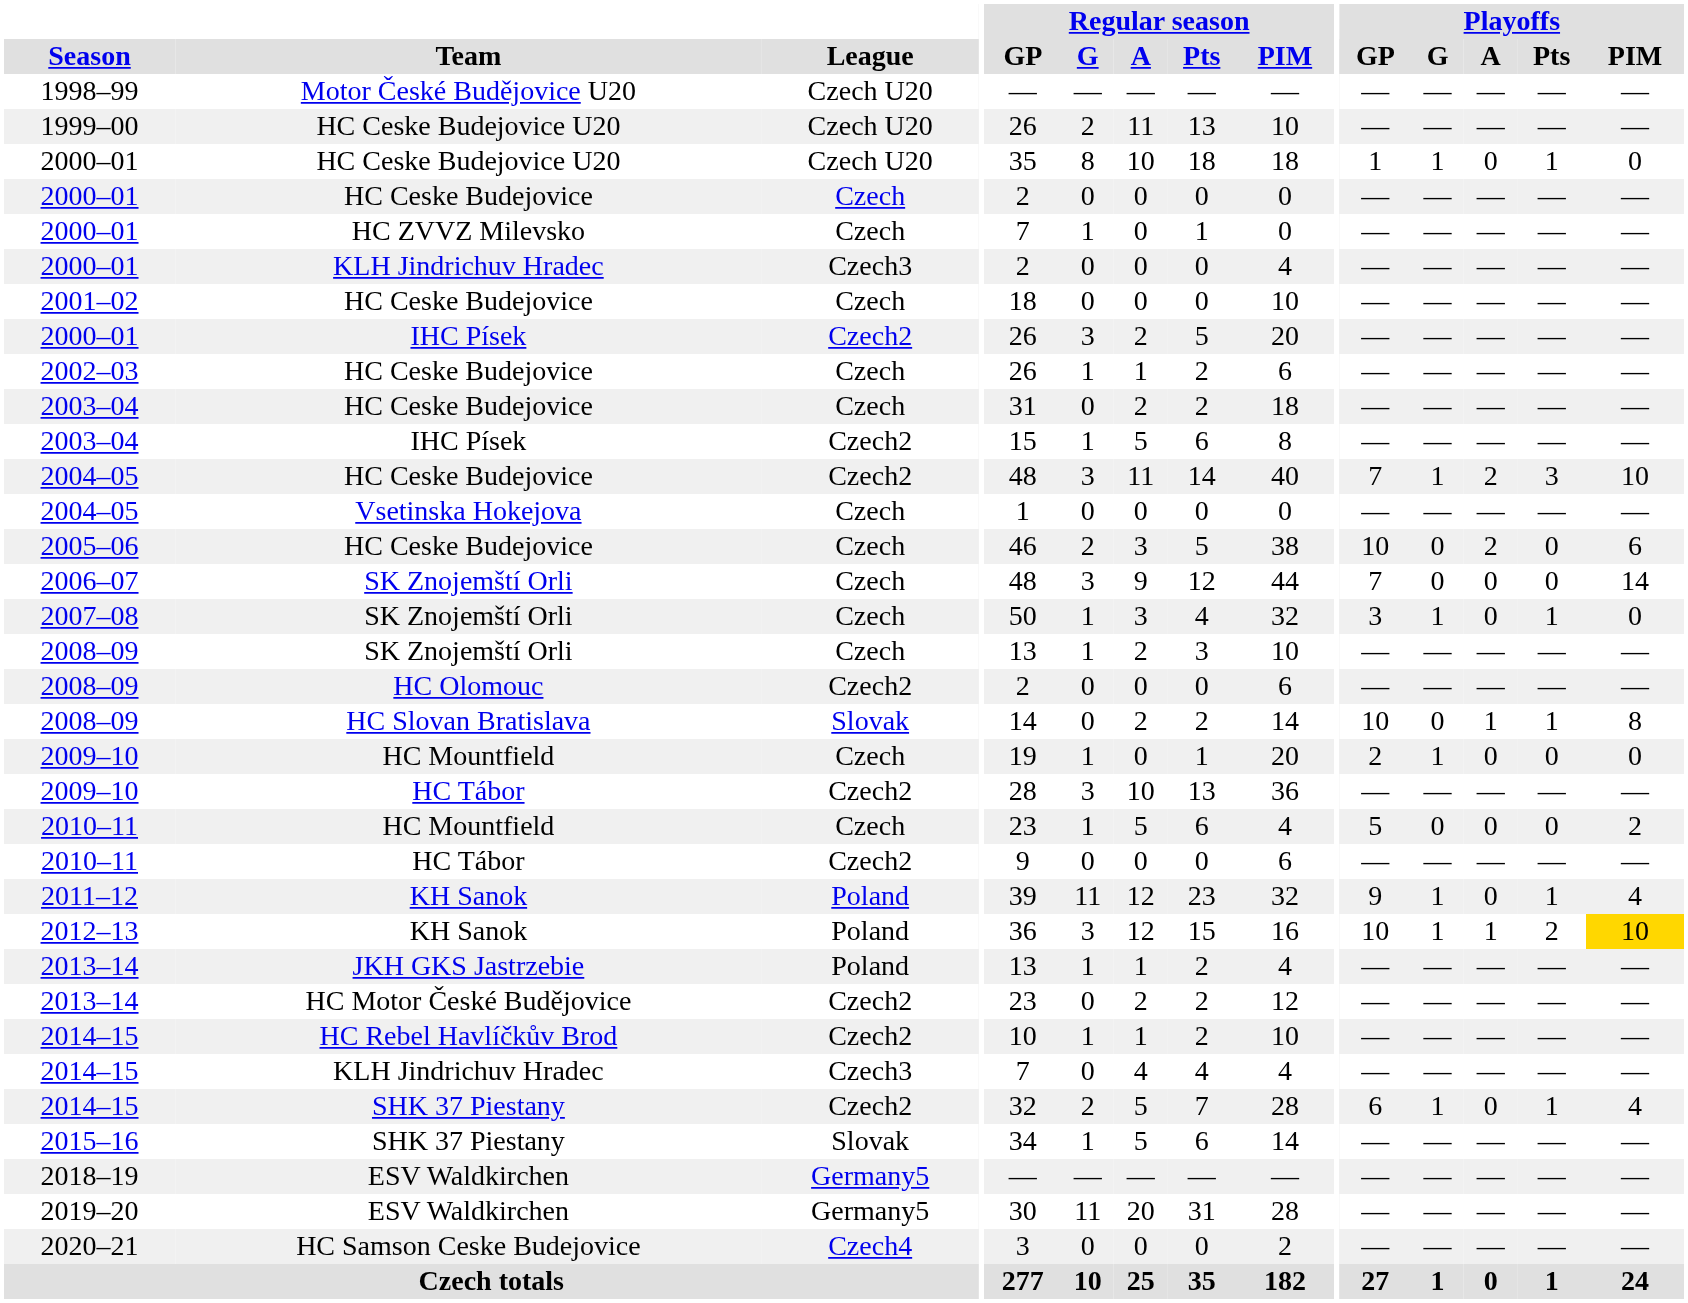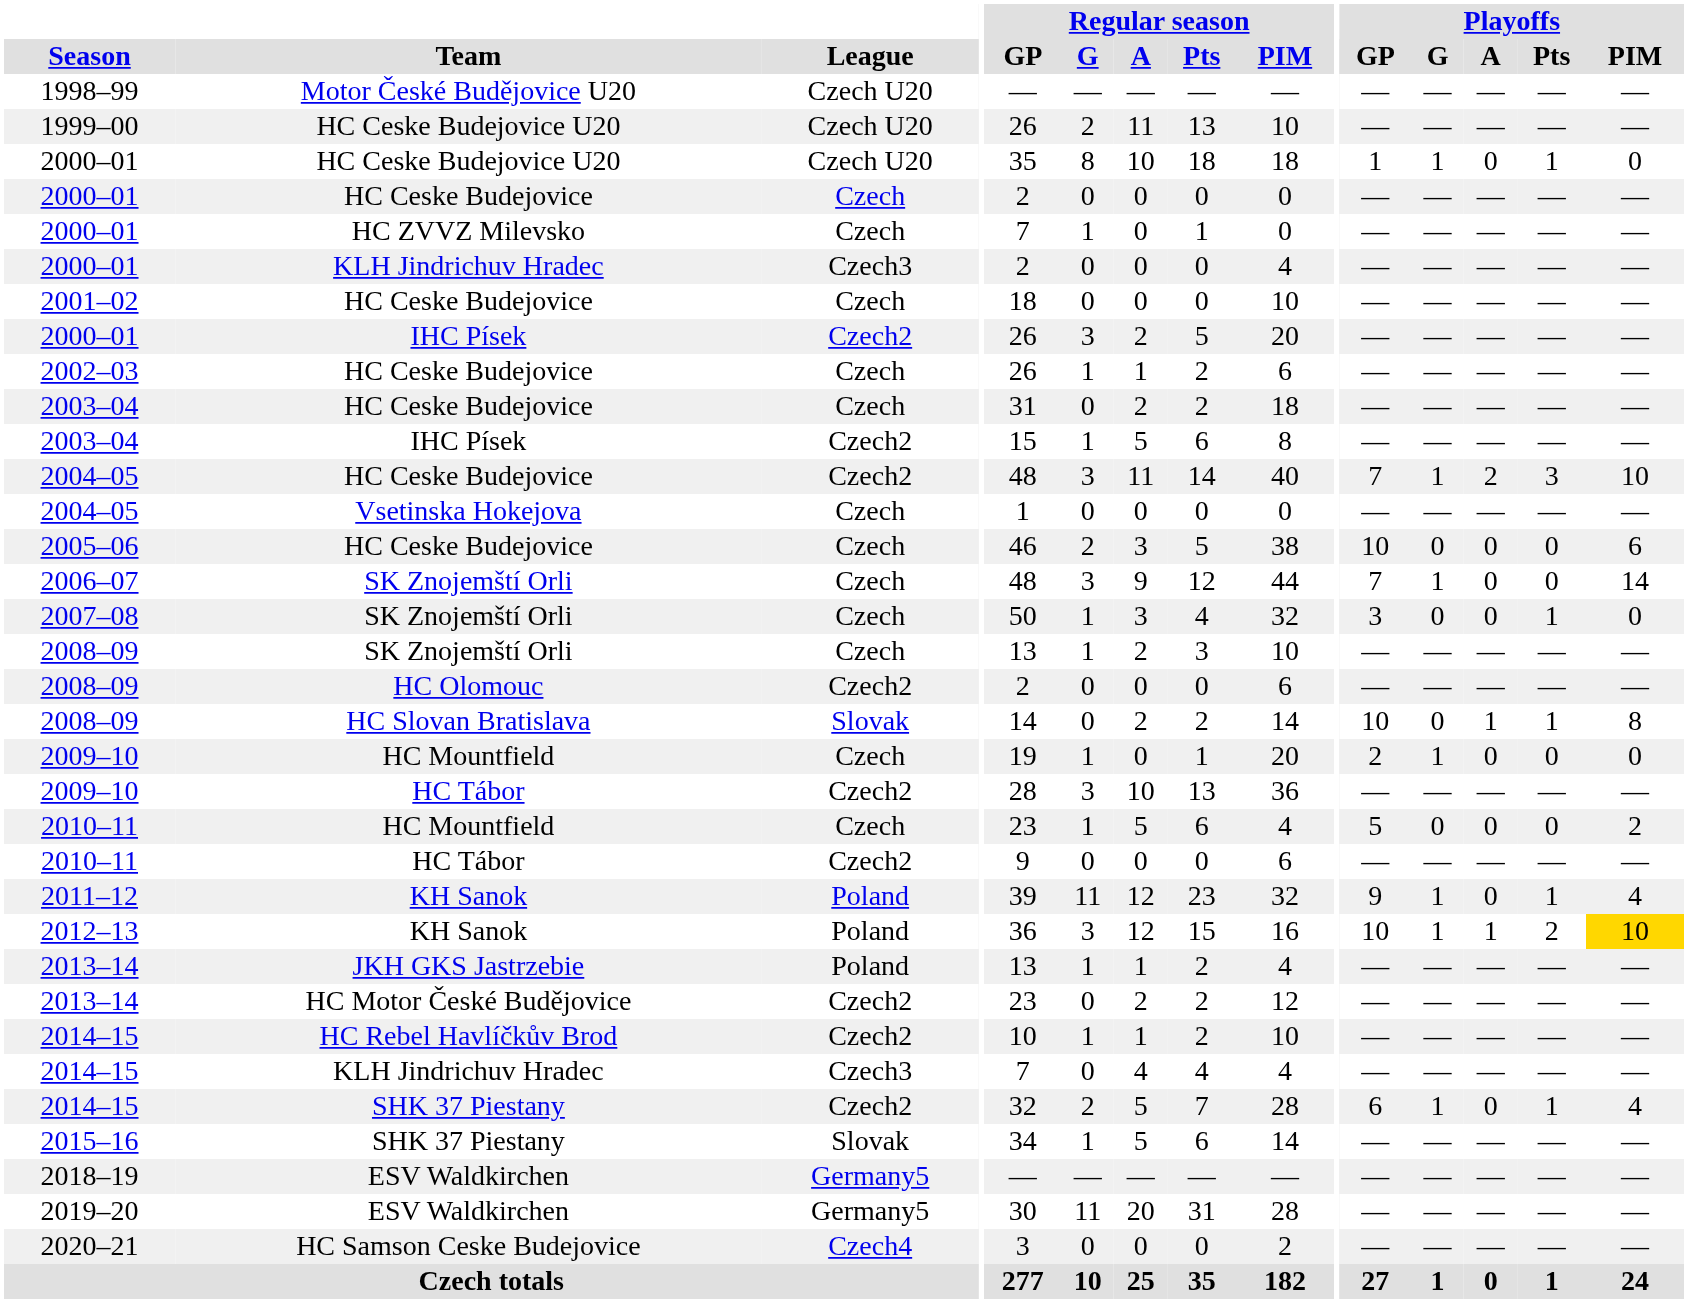(1491, 546) 2 -> (1491, 546) 0
(1438, 581) 0 -> (1438, 581) 1
(1438, 616) 1 -> (1438, 616) 0
